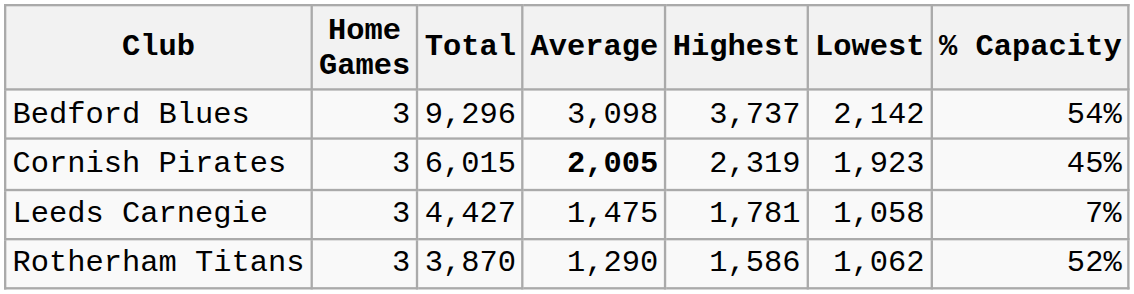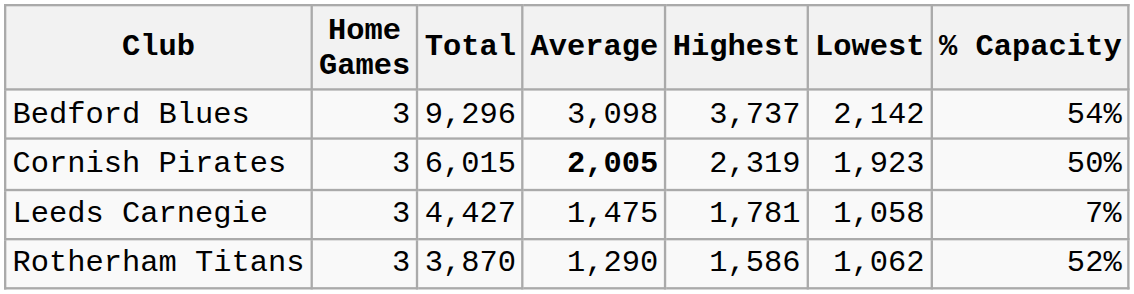(1094, 164) 45% -> (1094, 164) 50%
